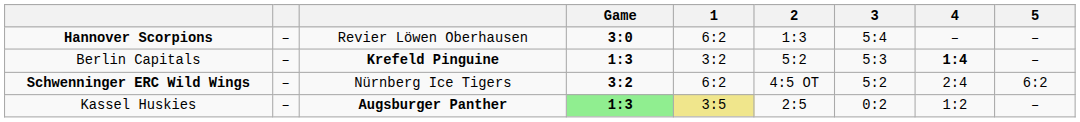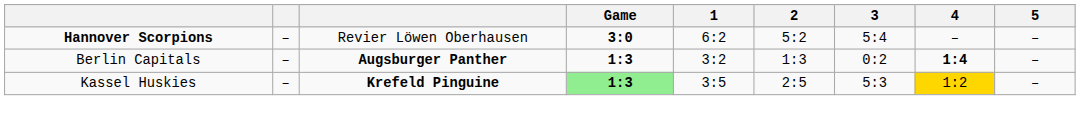(794, 38) 1:3 -> (794, 38) 5:2
(433, 61) Krefeld Pinguine -> (433, 61) Augsburger Panther
(794, 61) 5:2 -> (794, 61) 1:3
(875, 61) 5:3 -> (875, 61) 0:2
- row: (138, 83)
(433, 106) Augsburger Panther -> (433, 83) Krefeld Pinguine
(714, 106) khaki background -> (714, 83) no background
(875, 106) 0:2 -> (875, 83) 5:3
(955, 106) no background -> (955, 83) gold background
